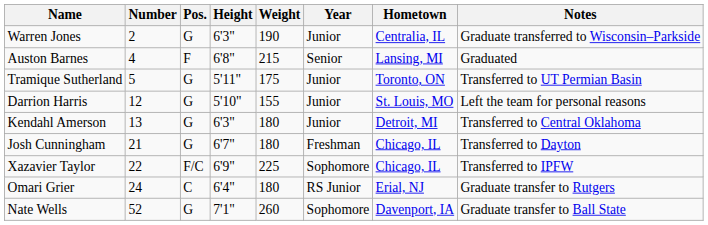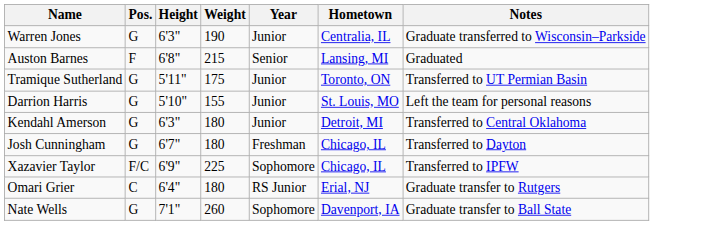- column: (153, 15)
